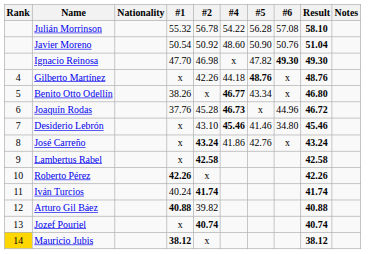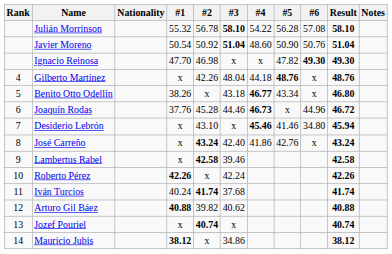+ column: (234, 12)
(316, 126) 45.46 -> (343, 126) 45.94
(18, 240) gold background -> (18, 240) no background
